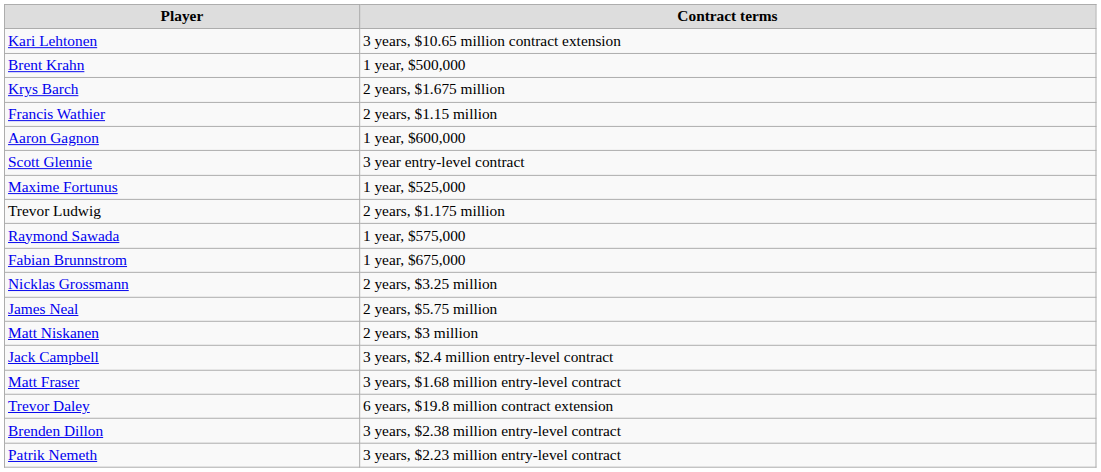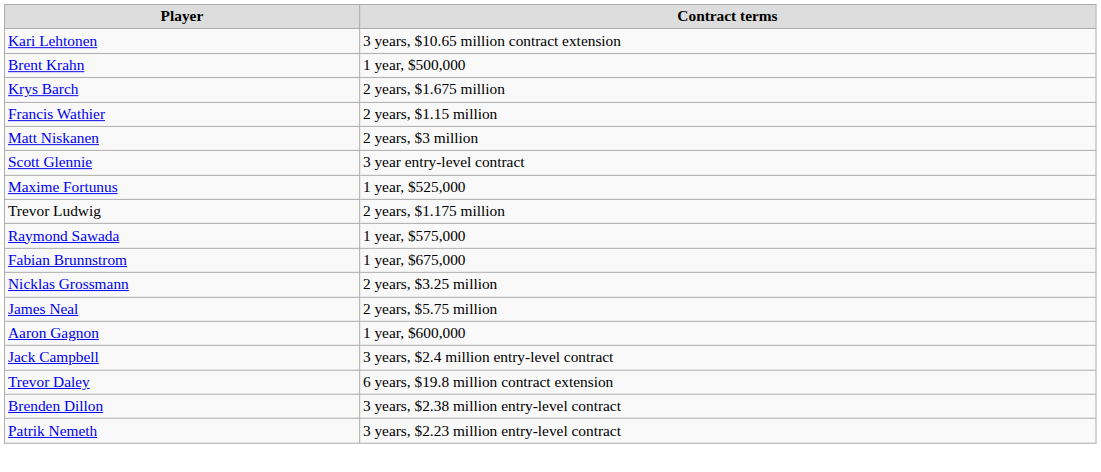rows swapped: (53, 138) <-> (53, 333)
- row: (44, 382)
